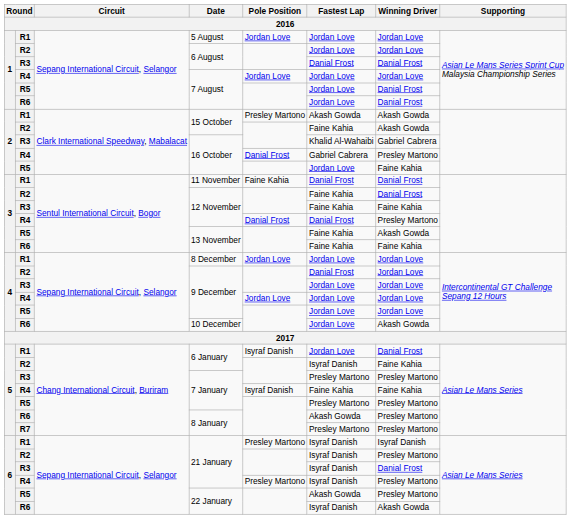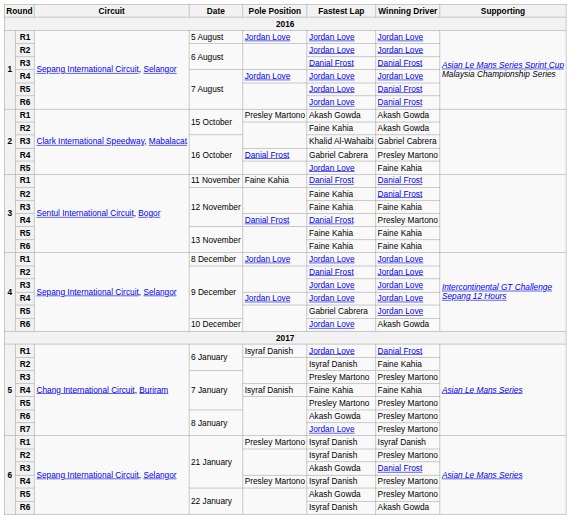(403, 233) Akash Gowda -> (400, 233) Faine Kahia
(332, 311) Jordan Love -> (338, 311) Gabriel Cabrera
(339, 429) Presley Martono -> (332, 429) Jordan Love
(333, 468) Isyraf Danish -> (335, 468) Akash Gowda
